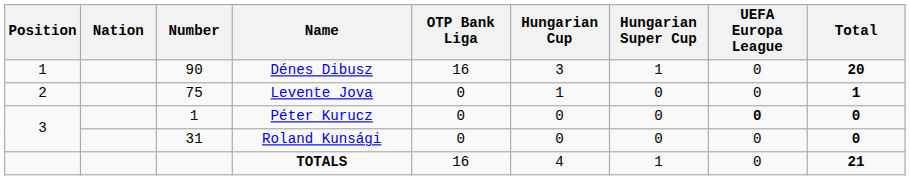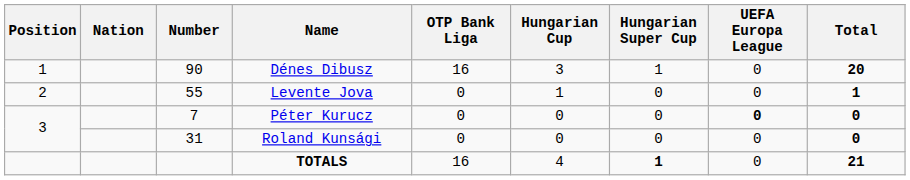(194, 94) 75 -> (194, 94) 55
(194, 117) 1 -> (194, 117) 7
(658, 163) normal -> (658, 163) bold
